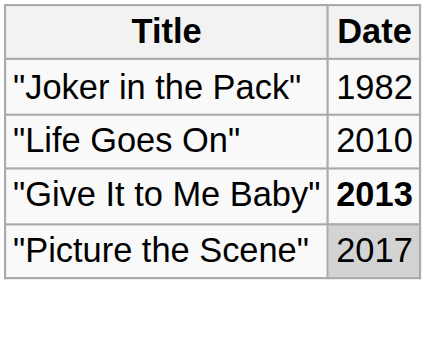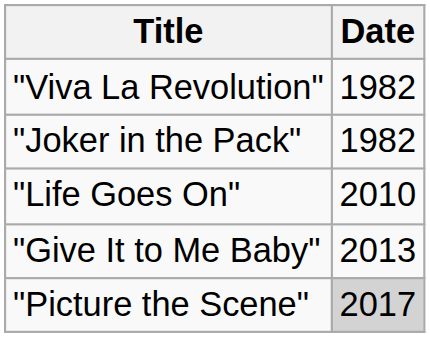+ row: (168, 86)
(375, 195) bold -> (378, 250) normal
